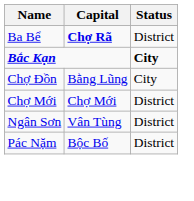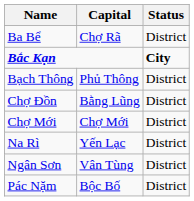(90, 36) bold -> (100, 36) normal
+ row: (40, 79)
(145, 79) City -> (166, 100) District
+ row: (23, 143)
